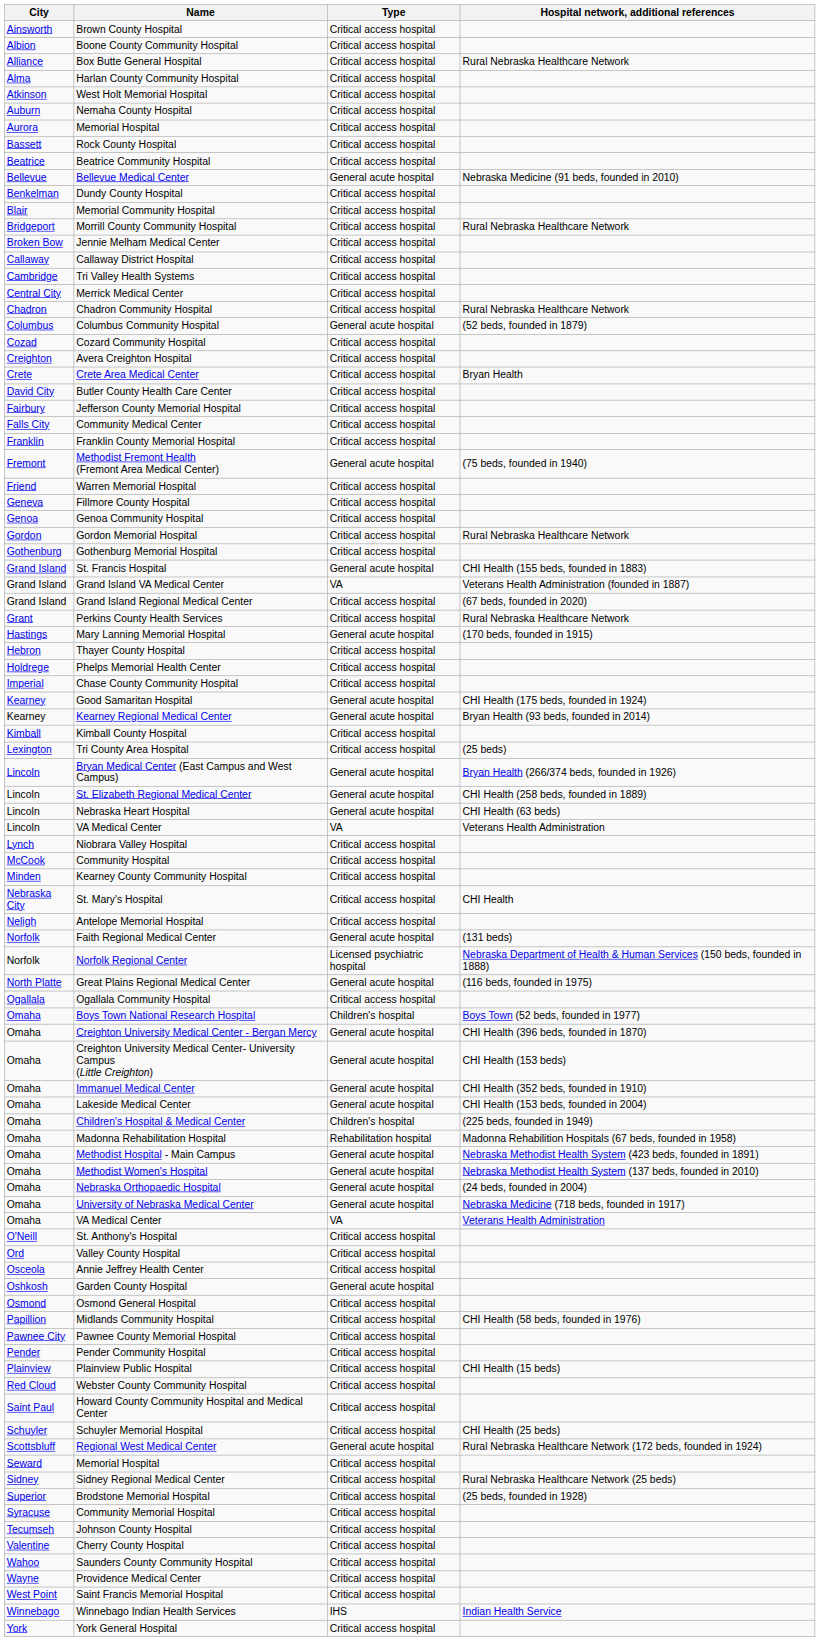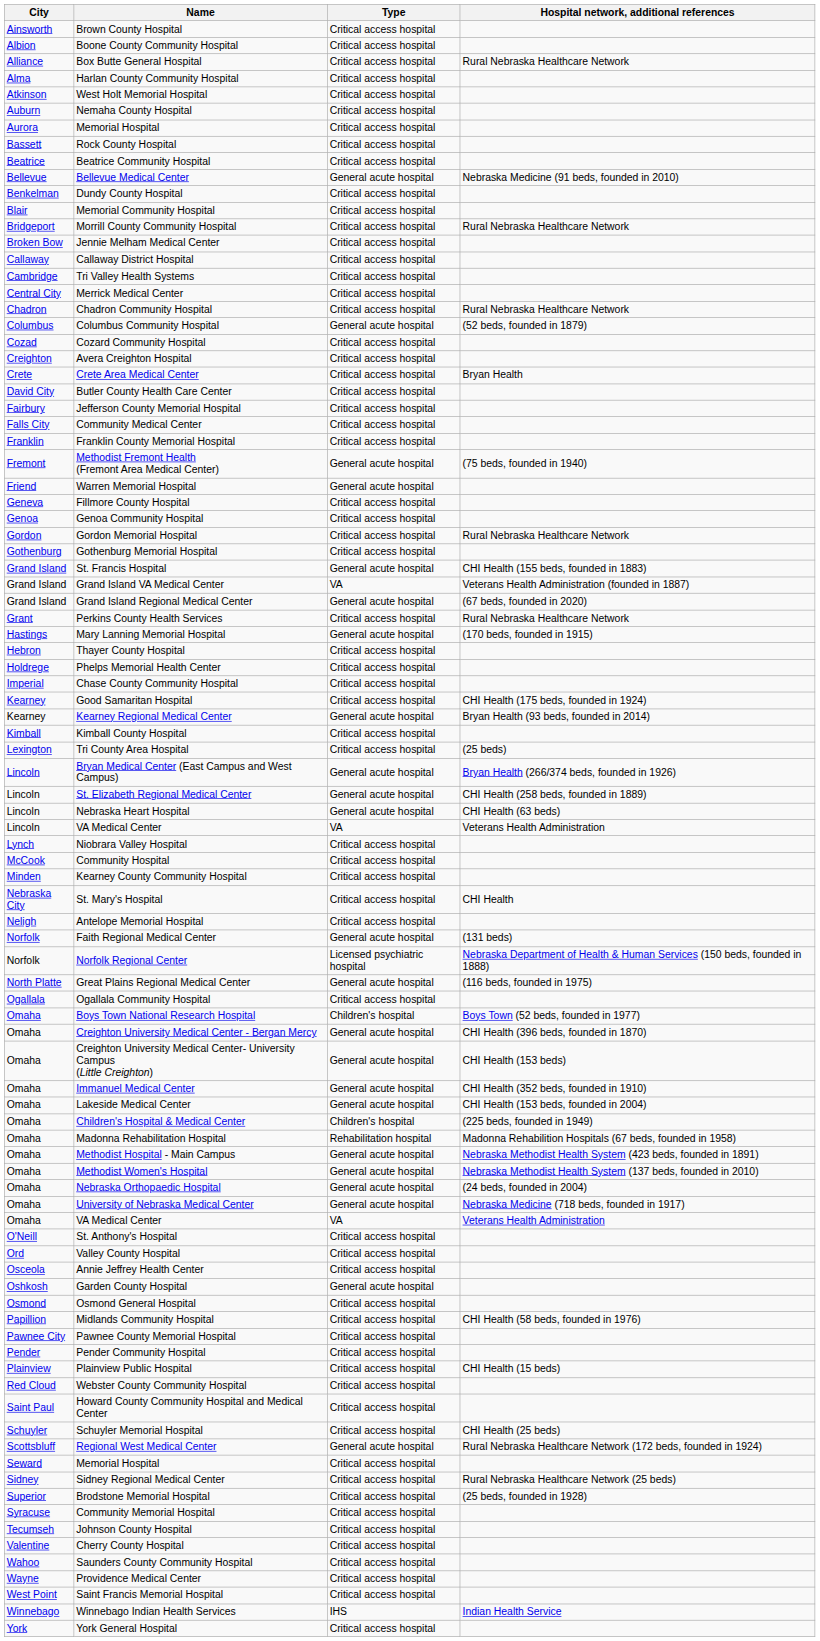(383, 486) Critical access hospital -> (382, 486) General acute hospital
(383, 601) Critical access hospital -> (382, 601) General acute hospital
(382, 700) General acute hospital -> (383, 700) Critical access hospital
